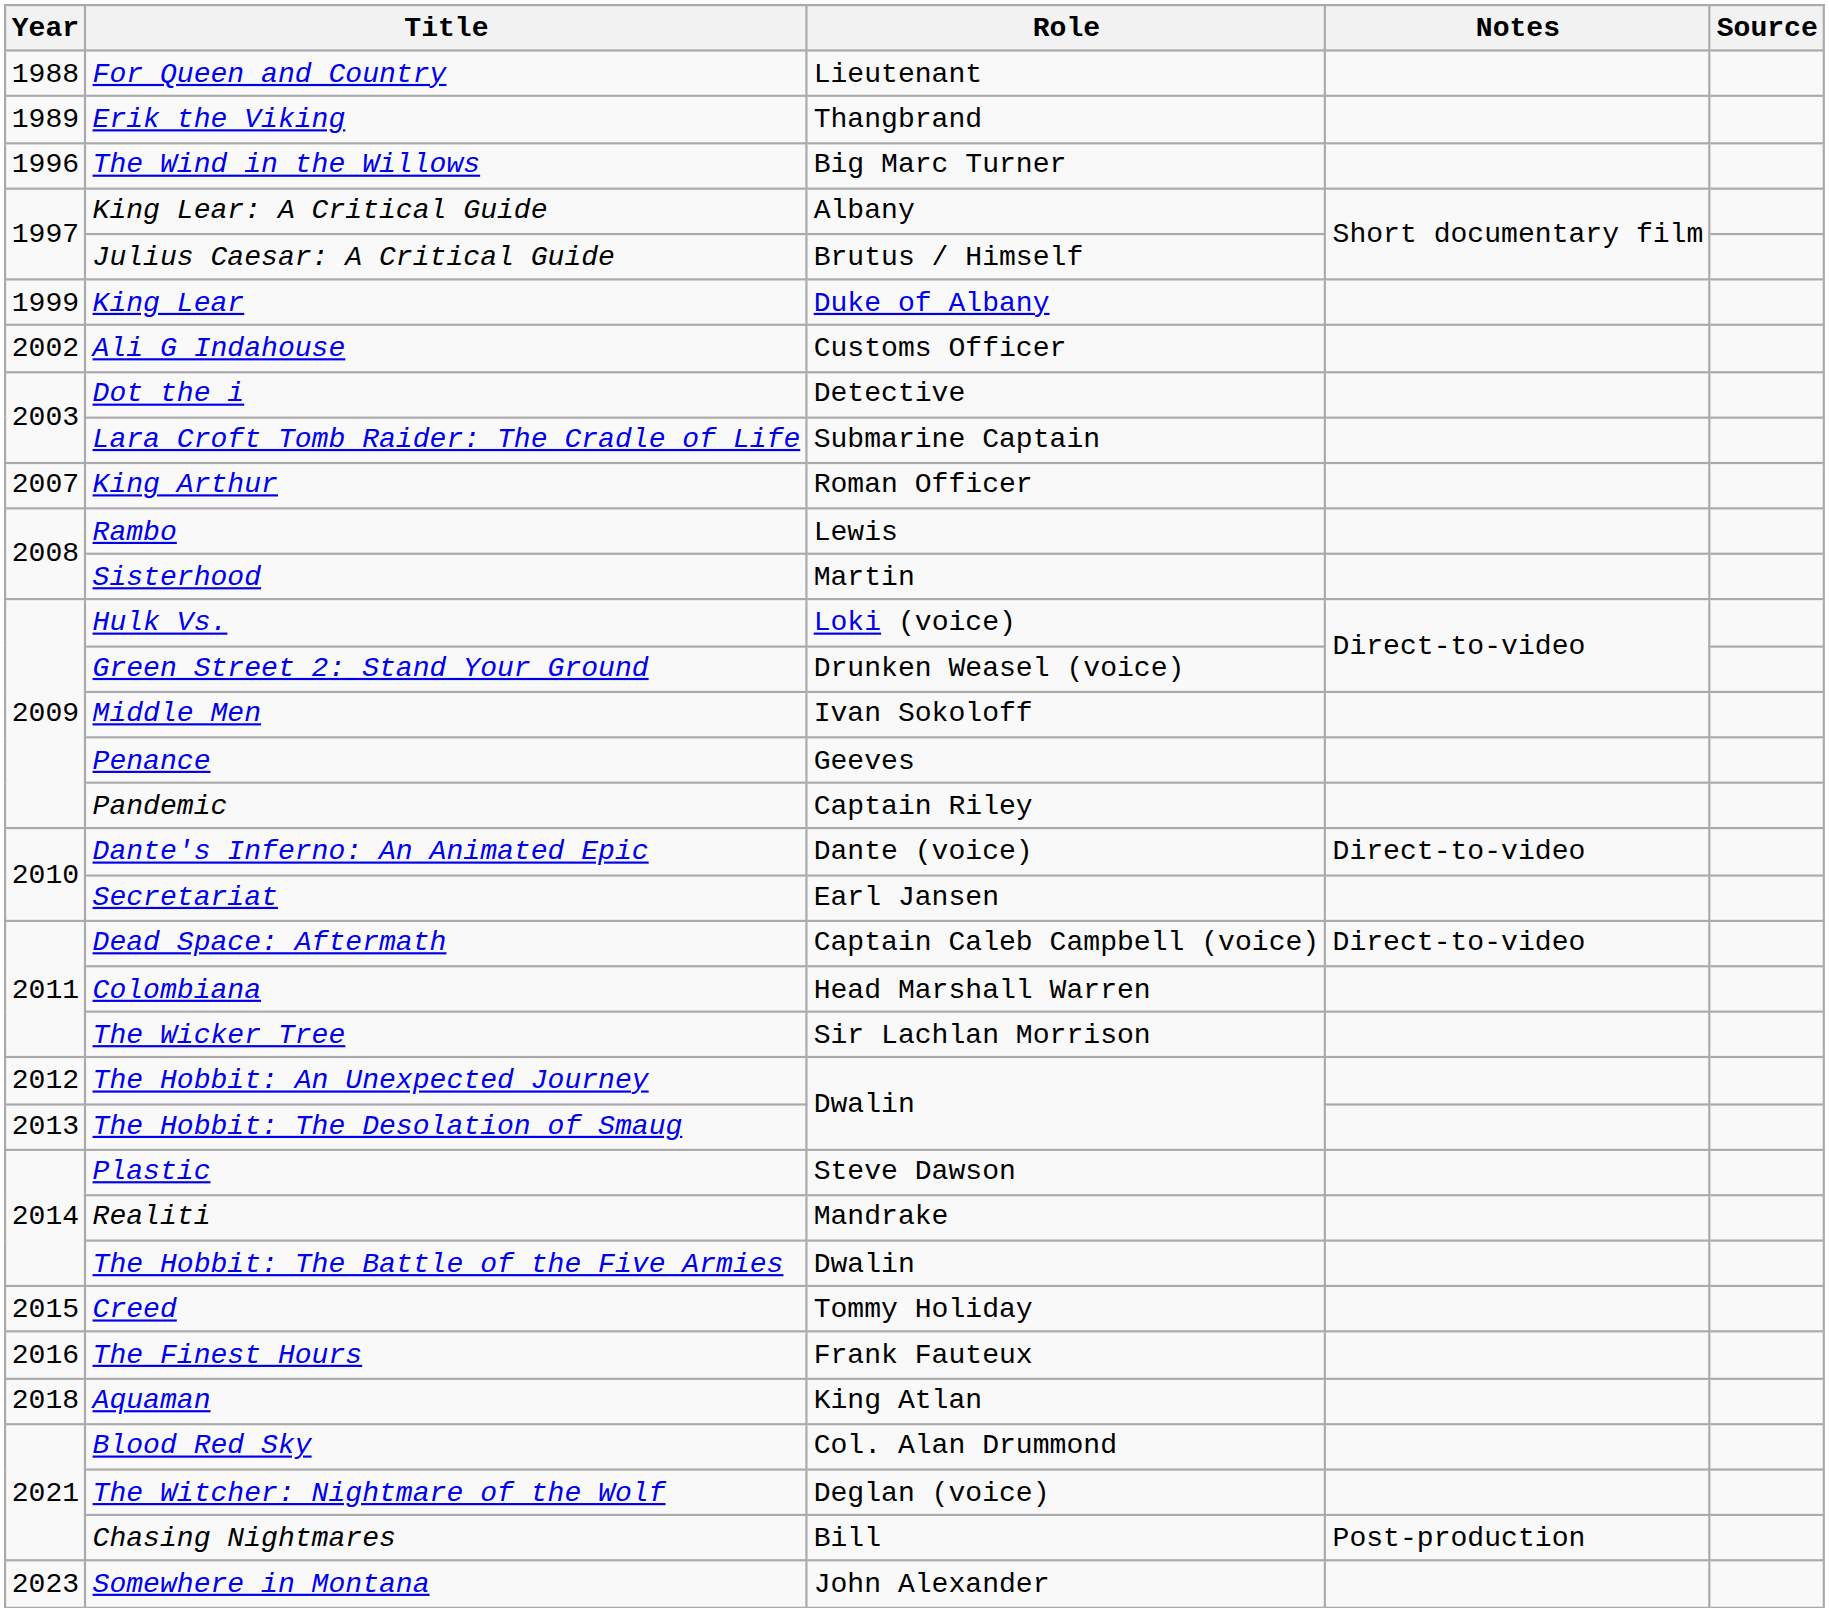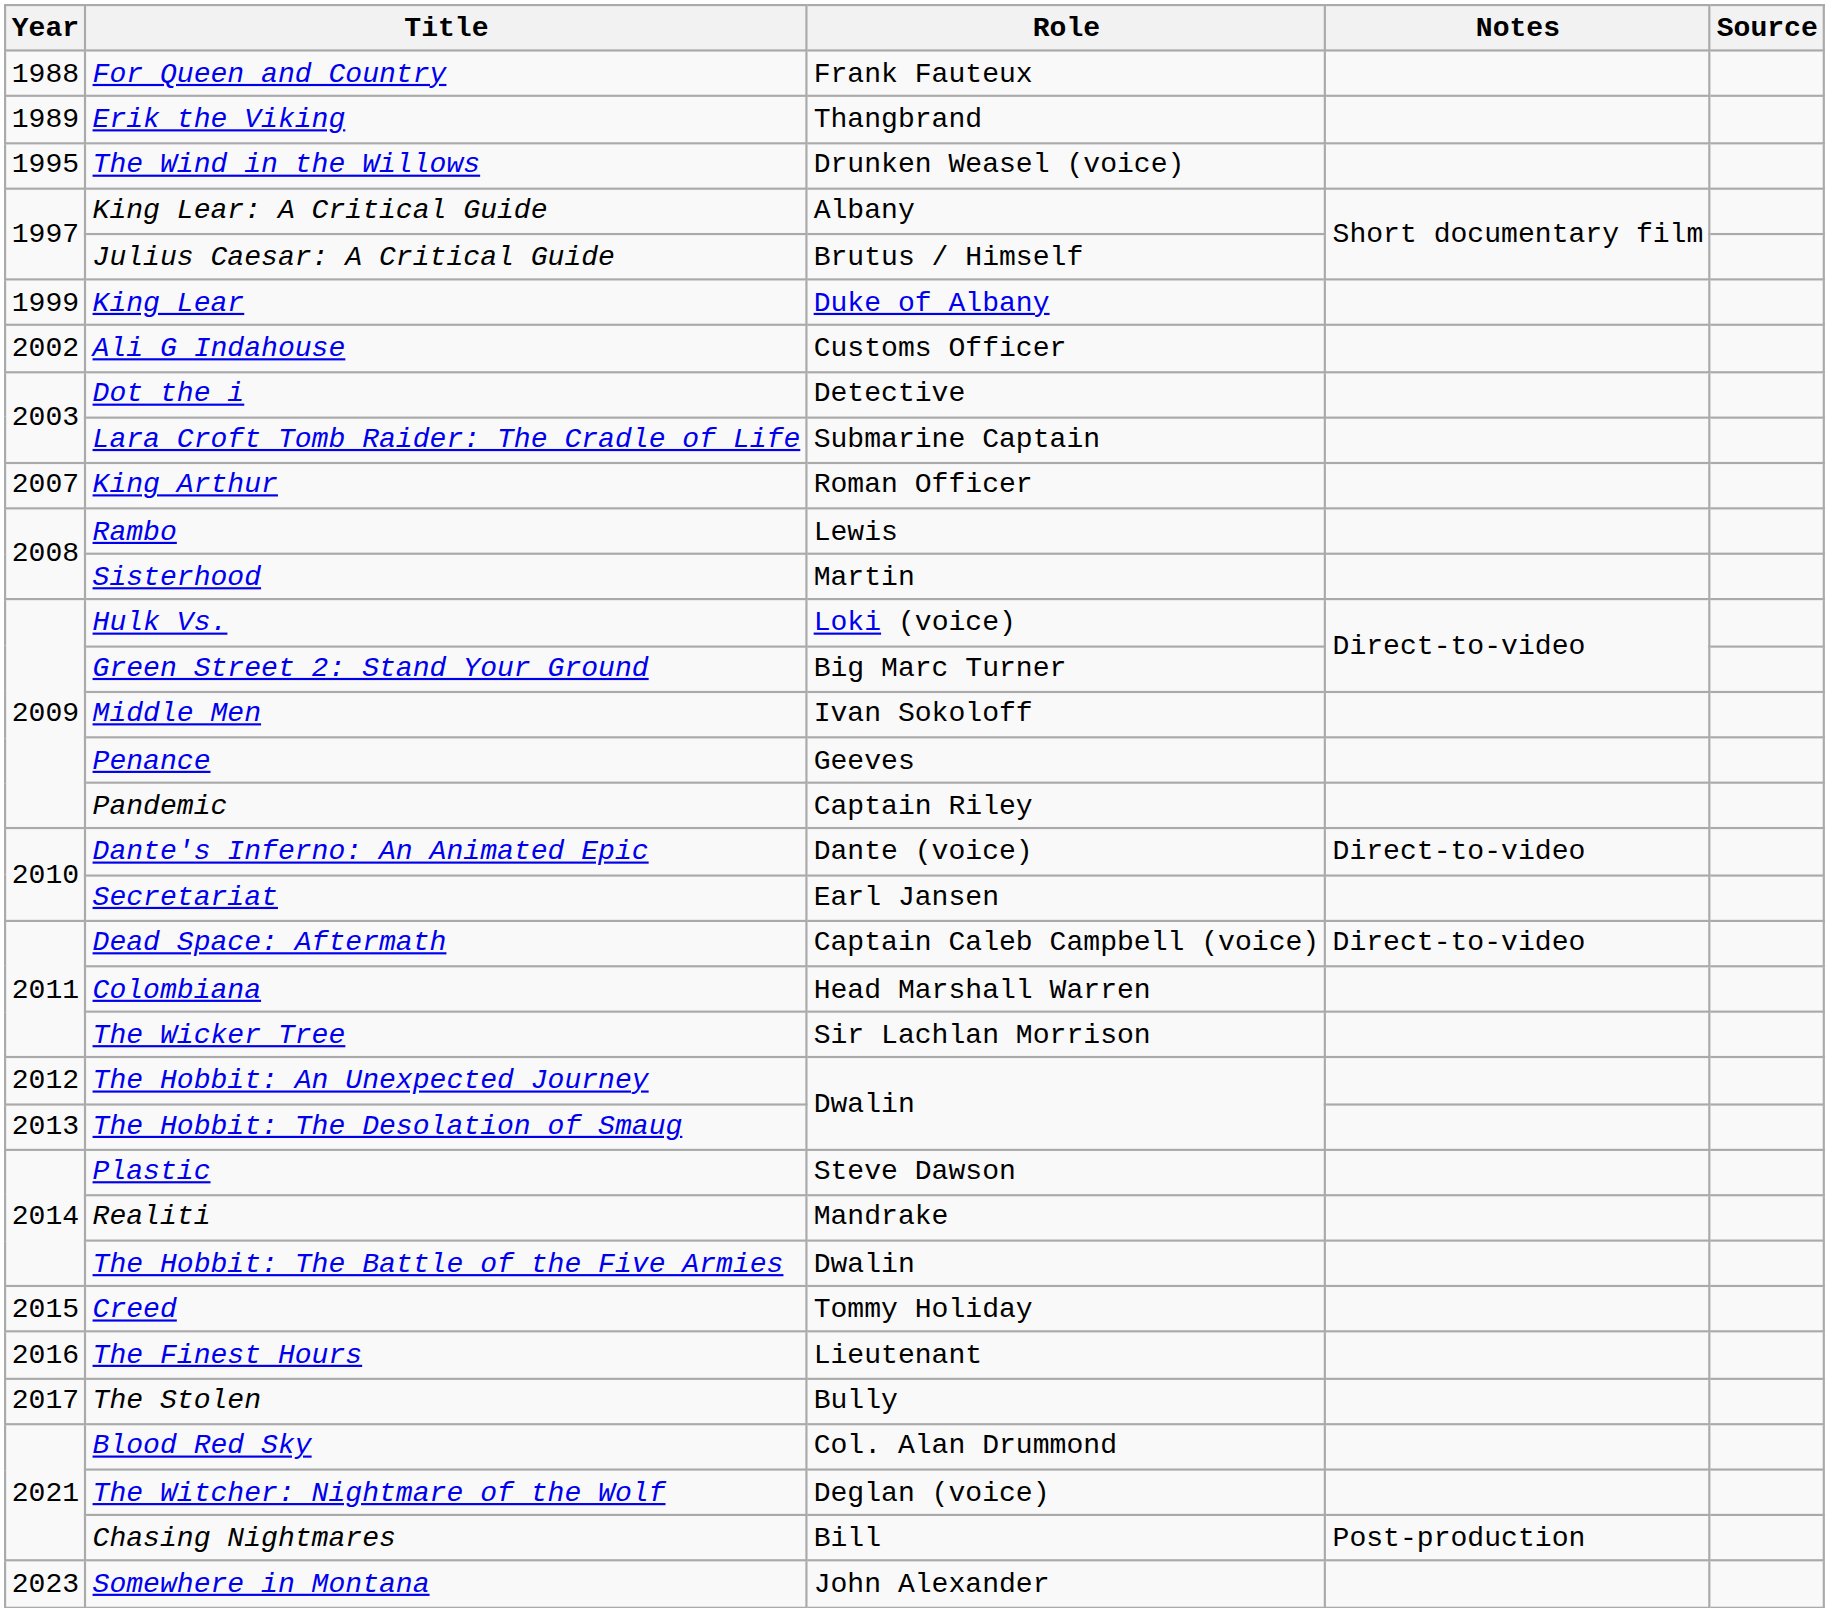(898, 74) Lieutenant -> (923, 74) Frank Fauteux
(45, 165) 1996 -> (45, 165) 1995
(940, 165) Big Marc Turner -> (999, 165) Drunken Weasel (voice)
(999, 669) Drunken Weasel (voice) -> (940, 669) Big Marc Turner
(923, 1355) Frank Fauteux -> (898, 1355) Lieutenant
+ row: (177, 1401)
- row: (152, 1401)
